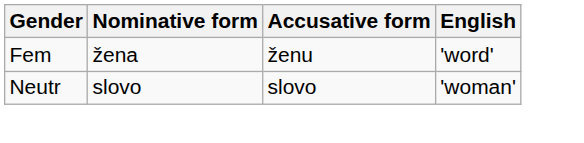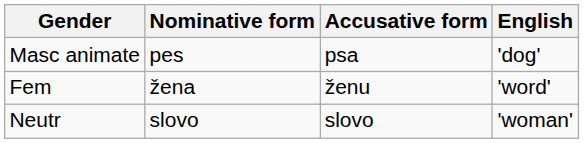+ row: (75, 54)
